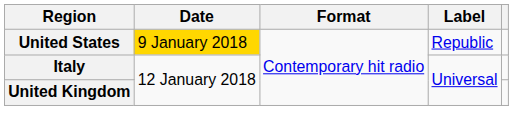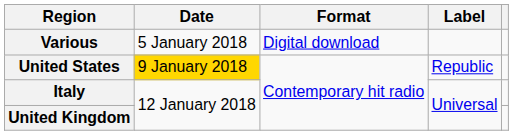+ row: (69, 42)
